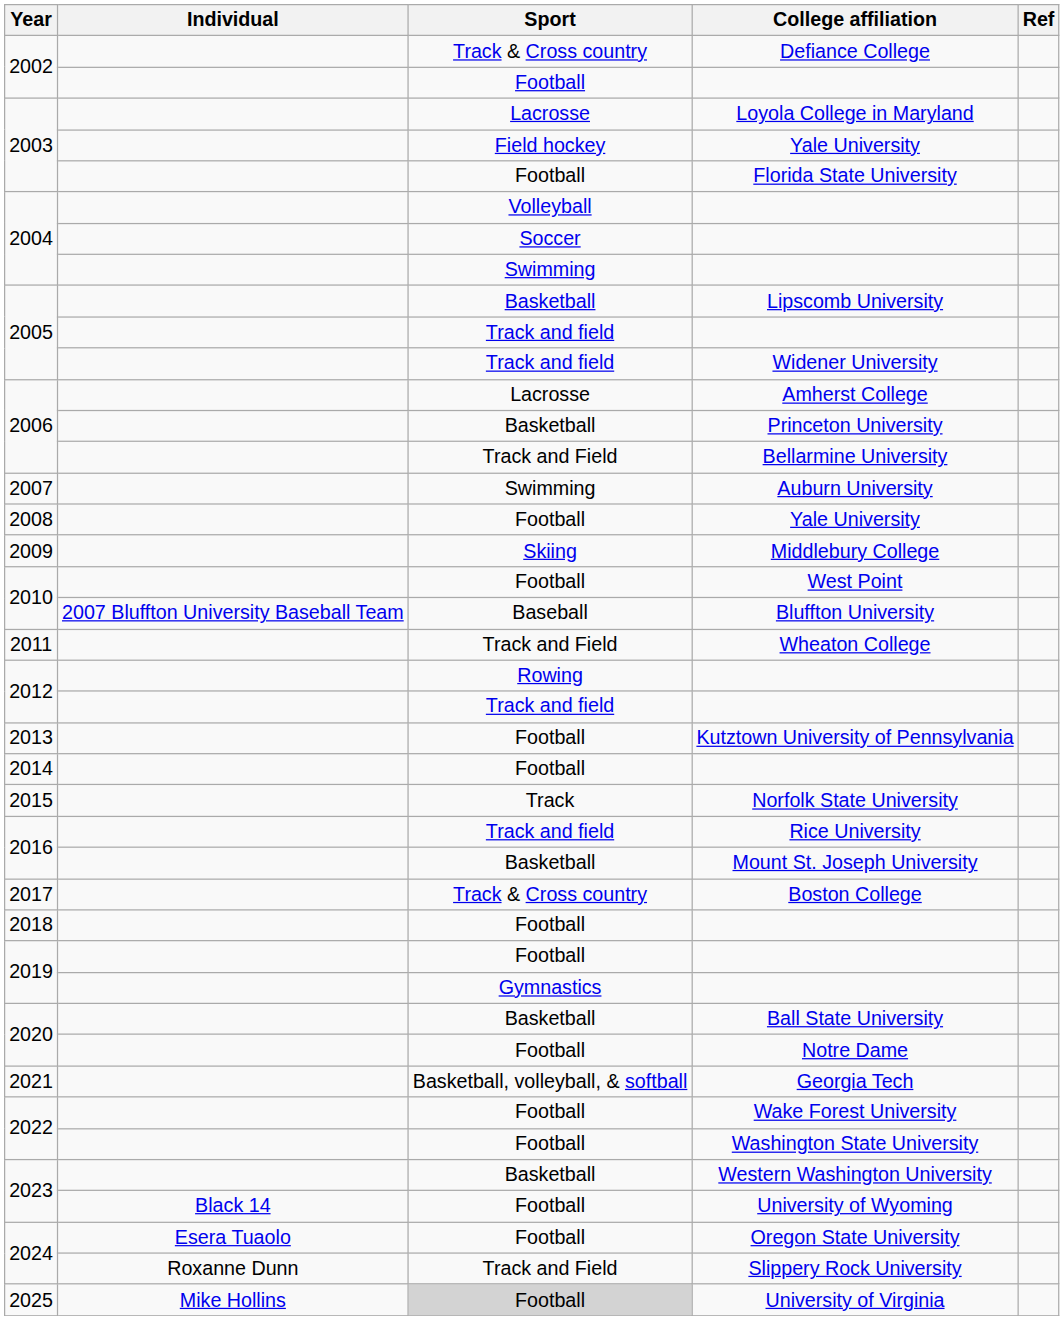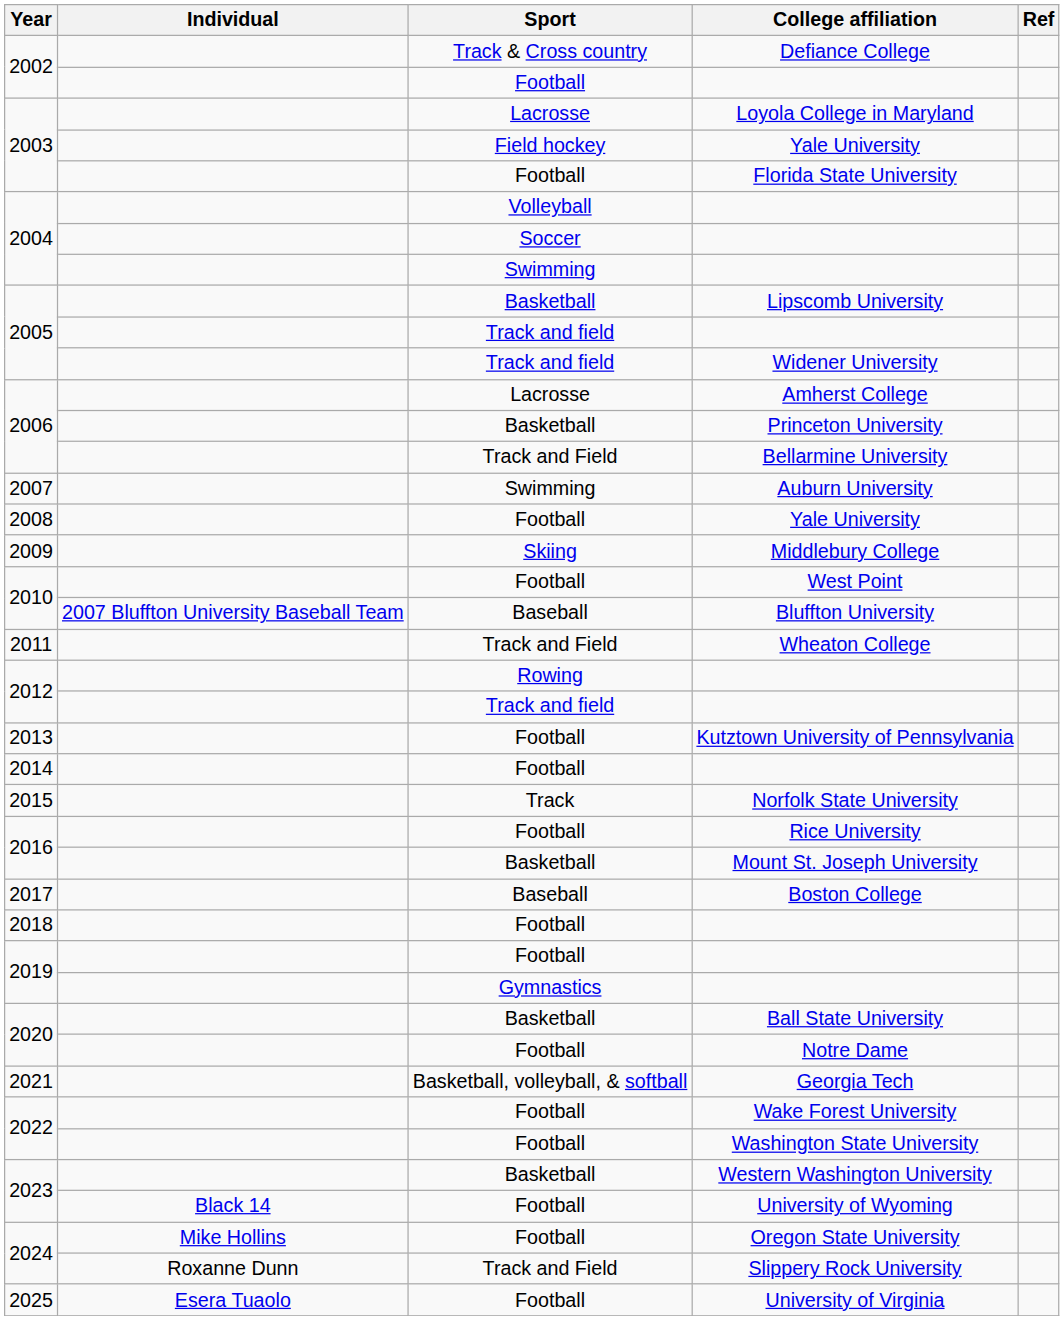(550, 831) Track and field -> (550, 831) Football
(550, 894) Track & Cross country -> (550, 894) Baseball
(233, 1237) Esera Tuaolo -> (233, 1237) Mike Hollins
(233, 1299) Mike Hollins -> (233, 1299) Esera Tuaolo
(550, 1299) lightgrey background -> (550, 1299) no background
